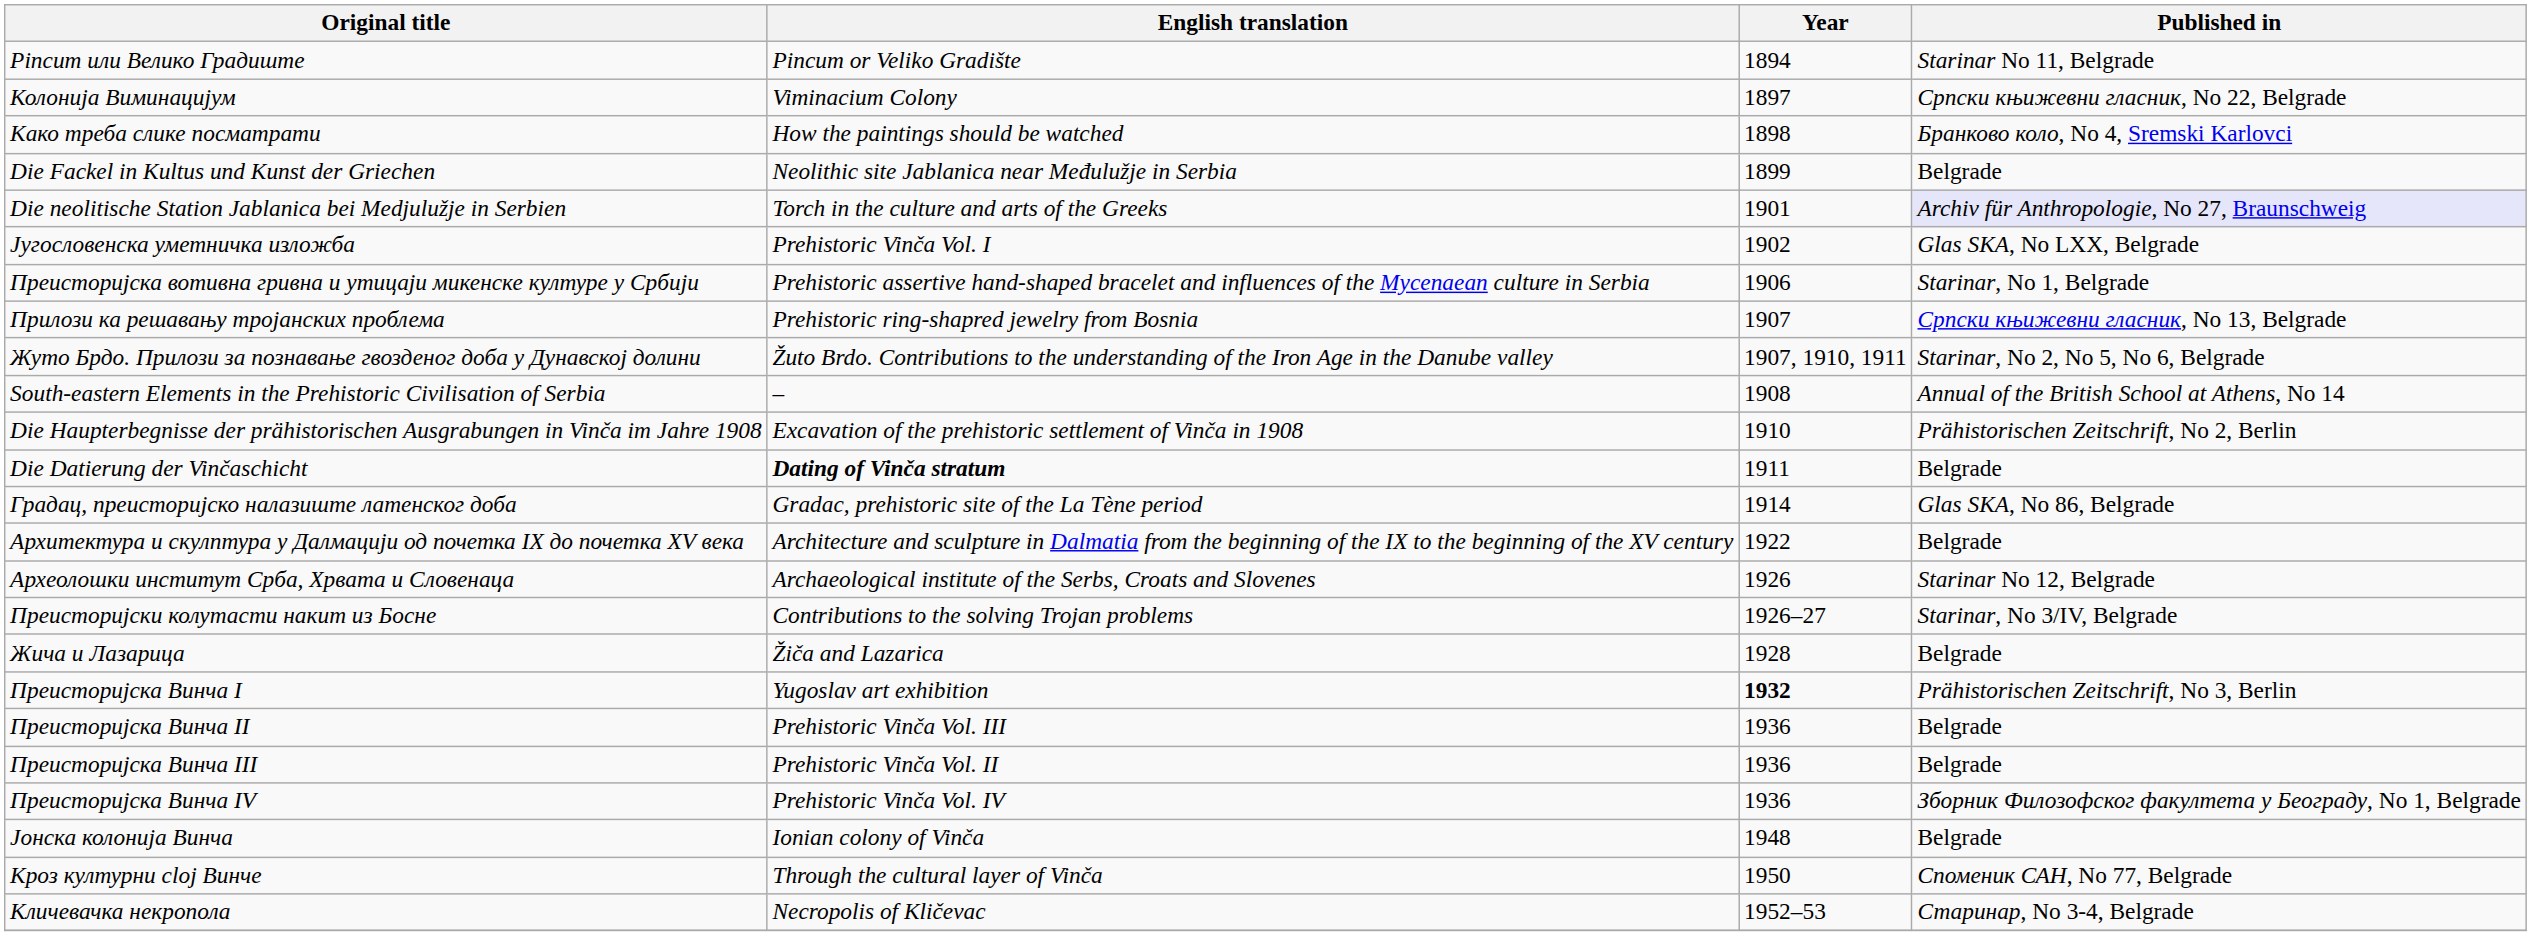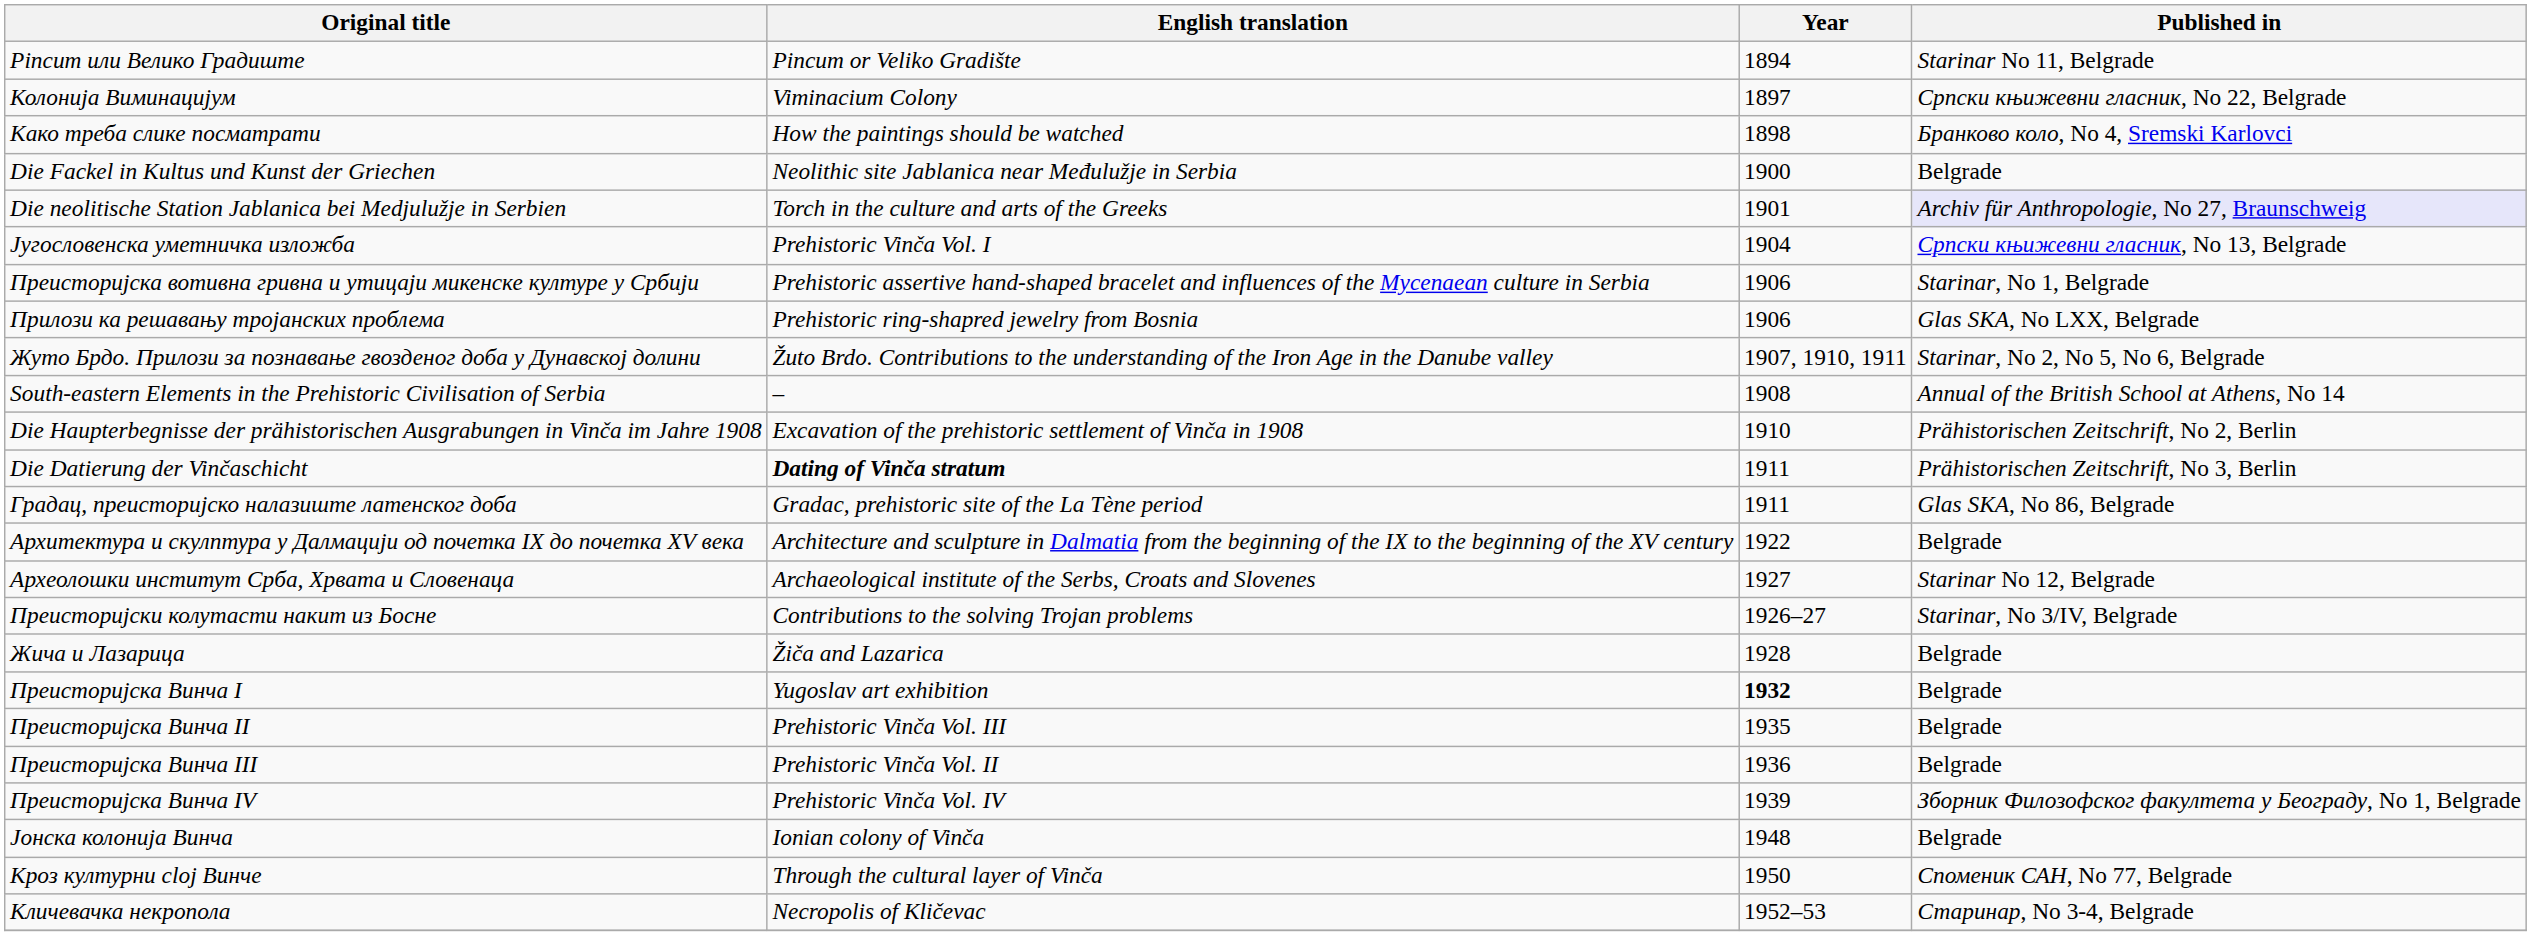(1767, 171) 1899 -> (1767, 171) 1900
(1767, 245) 1902 -> (1767, 245) 1904
(2058, 245) Glas SKA, No LXX, Belgrade -> (2132, 245) Српски књижевни гласник, No 13, Belgrade
(1767, 319) 1907 -> (1767, 319) 1906
(2132, 319) Српски књижевни гласник, No 13, Belgrade -> (2058, 319) Glas SKA, No LXX, Belgrade
(1960, 467) Belgrade -> (2107, 467) Prähistorischen Zeitschrift, No 3, Berlin
(1767, 504) 1914 -> (1767, 504) 1911
(1767, 578) 1926 -> (1767, 578) 1927
(2107, 689) Prähistorischen Zeitschrift, No 3, Berlin -> (1960, 689) Belgrade
(1767, 726) 1936 -> (1767, 726) 1935
(1767, 801) 1936 -> (1767, 801) 1939
